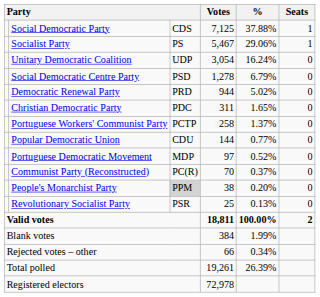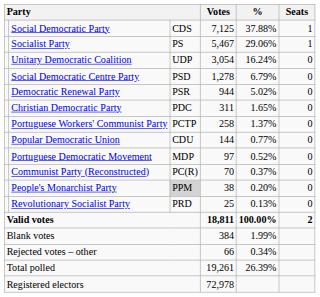(182, 92) PRD -> (181, 92) PSR
(181, 204) PSR -> (182, 204) PRD
